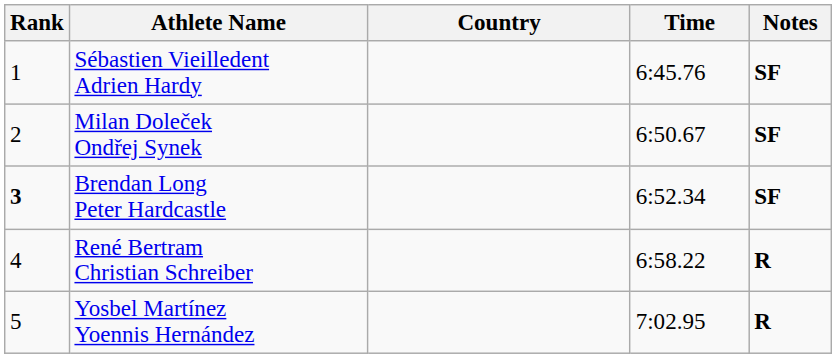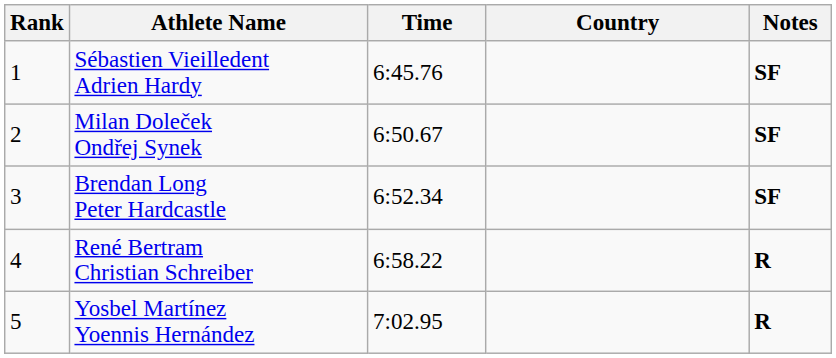columns swapped: (499, 22) <-> (690, 22)
(16, 197) bold -> (16, 197) normal
